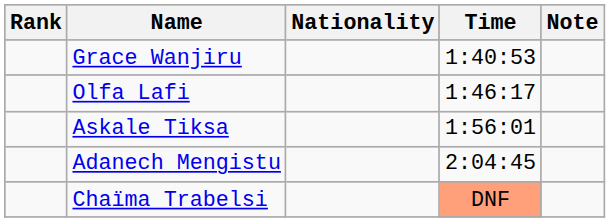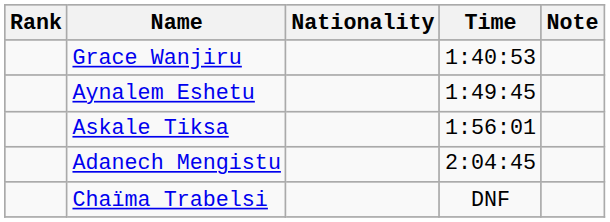- row: (131, 93)
+ row: (164, 93)
(491, 199) lightsalmon background -> (491, 199) no background
